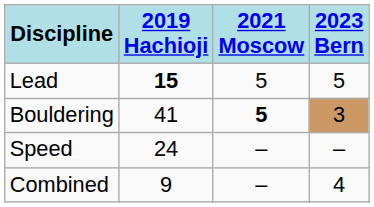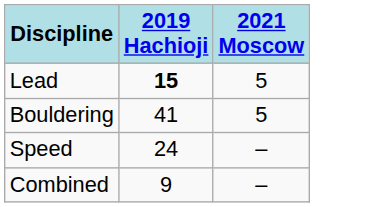- column: (339, 33)
(261, 115) bold -> (261, 115) normal
